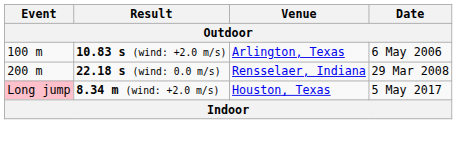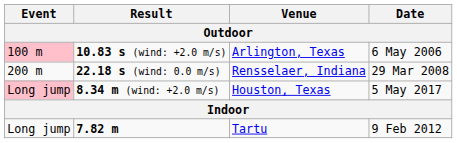(25, 52) no background -> (25, 52) pink background
+ row: (97, 128)
